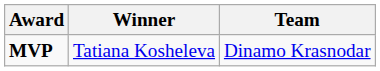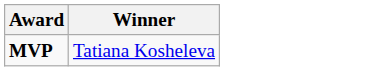- column: (297, 19)
